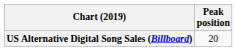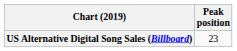(213, 38) 20 -> (213, 38) 23
